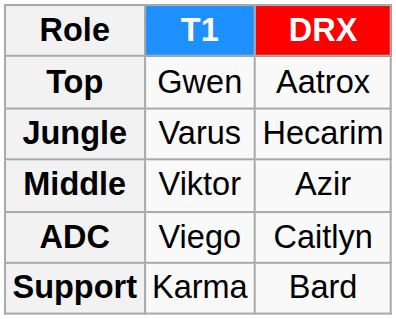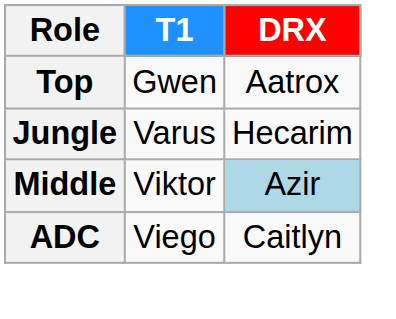(323, 184) no background -> (292, 184) lightblue background
- row: (75, 287)
